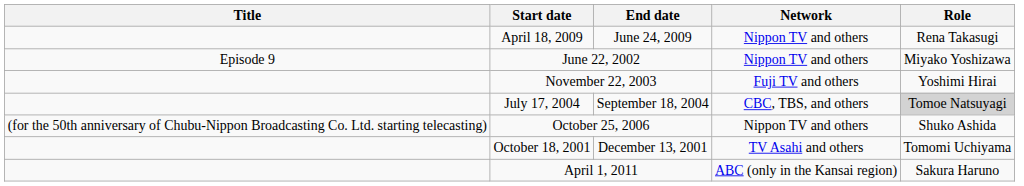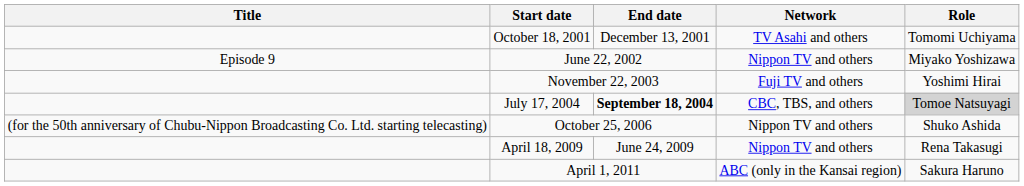rows swapped: (542, 147) <-> (542, 37)
(653, 103) normal -> (655, 103) bold
